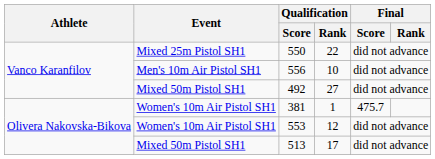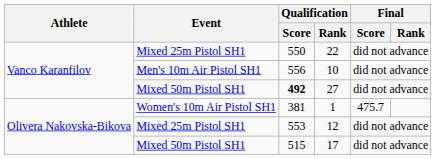(297, 88) normal -> (297, 88) bold
(206, 126) Women's 10m Air Pistol SH1 -> (191, 126) Mixed 25m Pistol SH1
(297, 145) 513 -> (297, 145) 515
